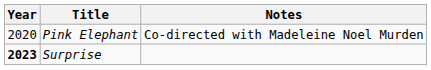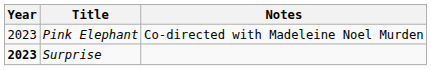(22, 34) 2020 -> (22, 34) 2023
